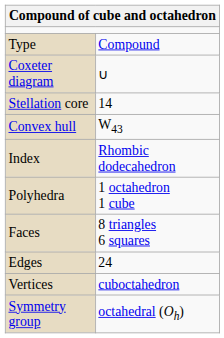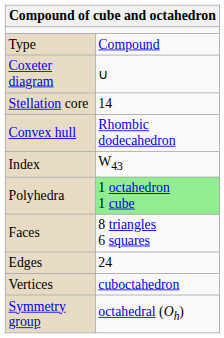(111, 127) W43 -> (137, 133) Rhombic dodecahedron
(137, 158) Rhombic dodecahedron -> (111, 164) W43
(134, 195) no background -> (134, 195) lightgreen background
